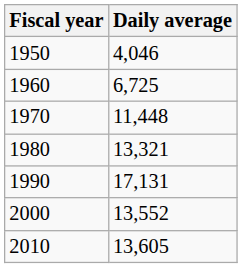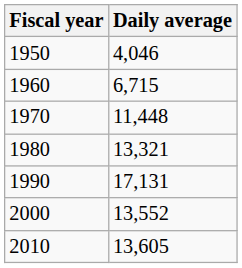(136, 85) 6,725 -> (136, 85) 6,715
